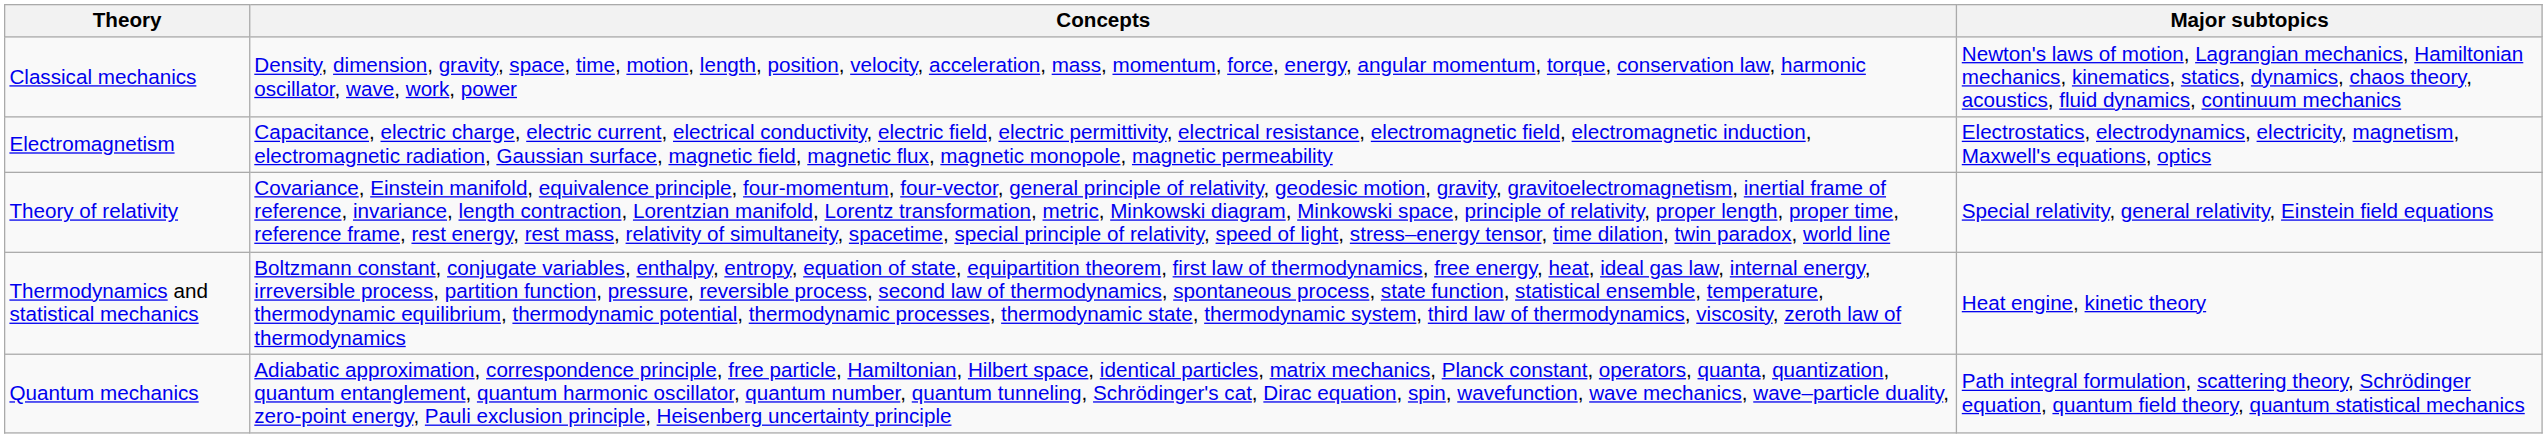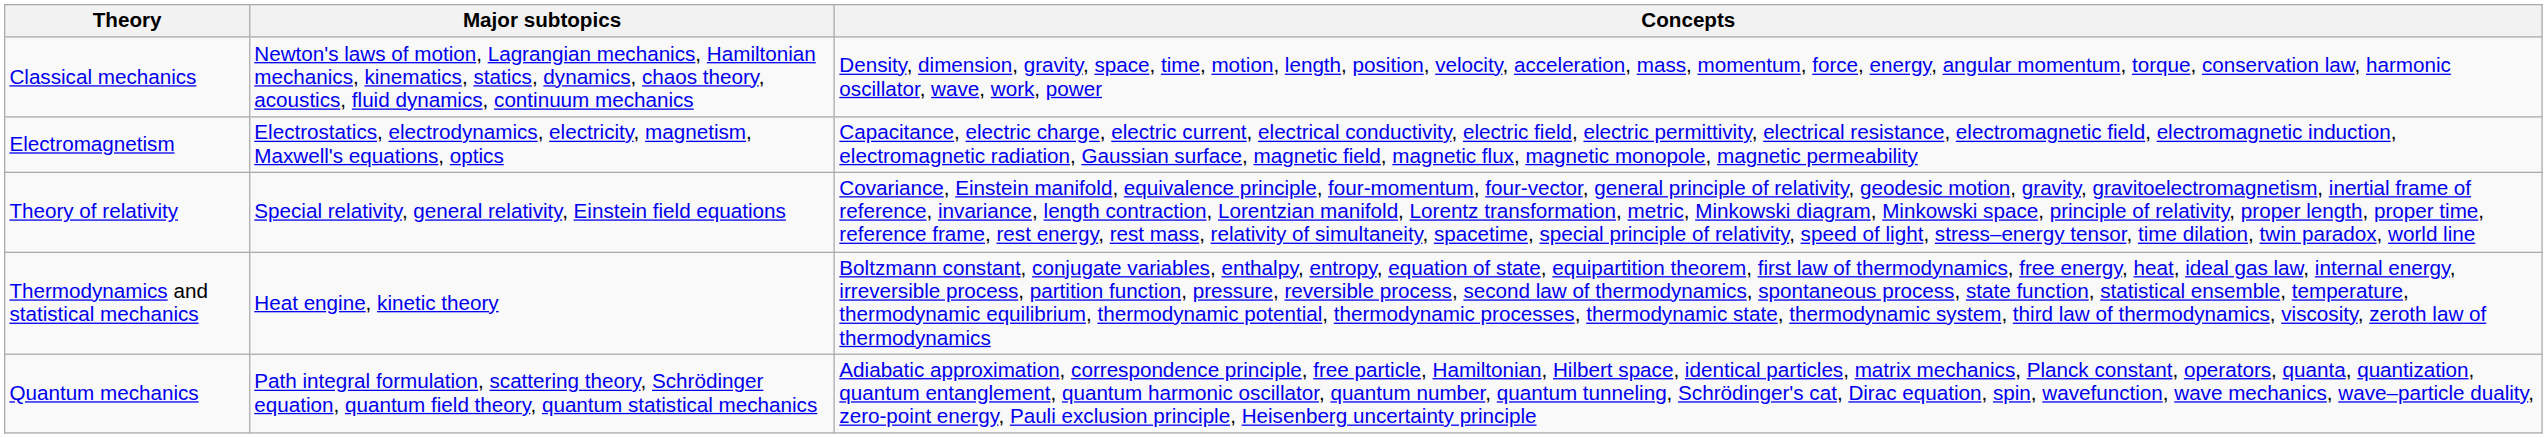columns swapped: (2250, 20) <-> (1103, 20)
